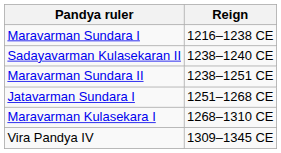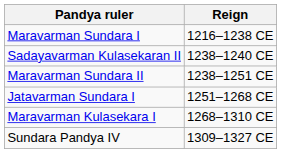+ row: (64, 138)
- row: (50, 138)
